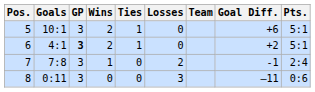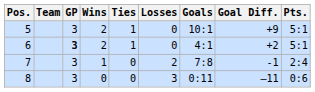columns swapped: (201, 13) <-> (51, 13)
(273, 29) +6 -> (273, 29) +9
